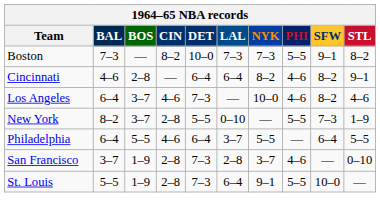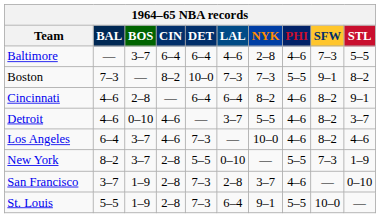+ row: (33, 56)
+ row: (25, 119)
- row: (39, 139)
